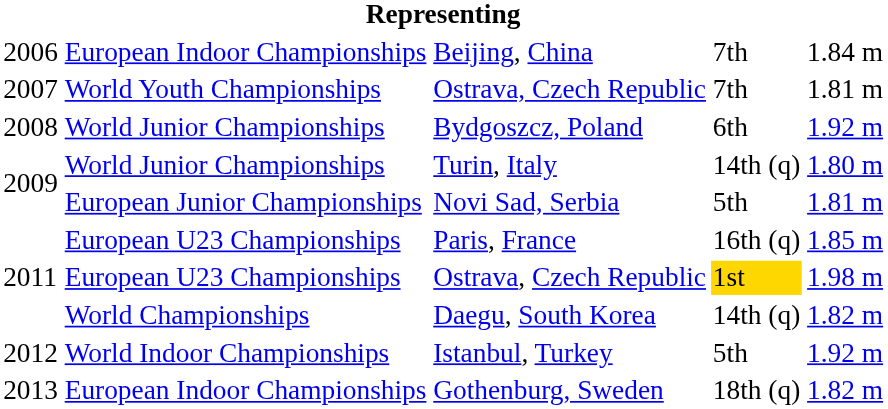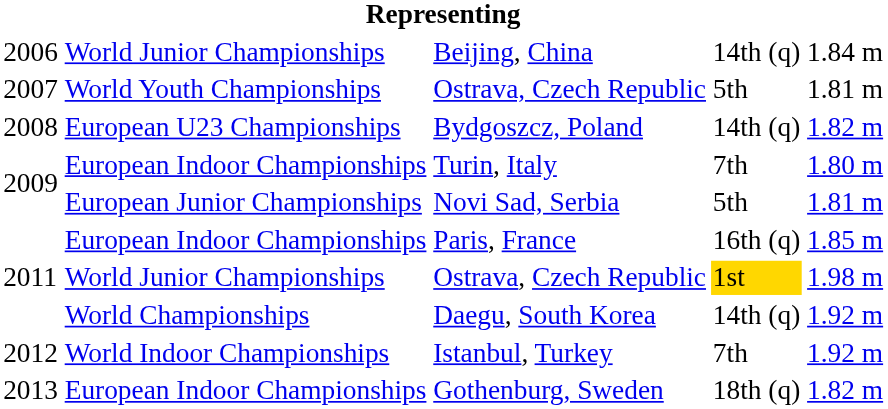(246, 51) European Indoor Championships -> (225, 51) World Junior Championships
(730, 51) 7th -> (757, 51) 14th (q)
(730, 89) 7th -> (730, 89) 5th
(225, 127) World Junior Championships -> (233, 127) European U23 Championships
(730, 127) 6th -> (757, 127) 14th (q)
(845, 127) 1.92 m -> (845, 127) 1.82 m
(225, 164) World Junior Championships -> (246, 164) European Indoor Championships
(757, 164) 14th (q) -> (730, 164) 7th
(233, 239) European U23 Championships -> (246, 239) European Indoor Championships
(233, 277) European U23 Championships -> (225, 277) World Junior Championships
(845, 315) 1.82 m -> (845, 315) 1.92 m
(730, 352) 5th -> (730, 352) 7th
